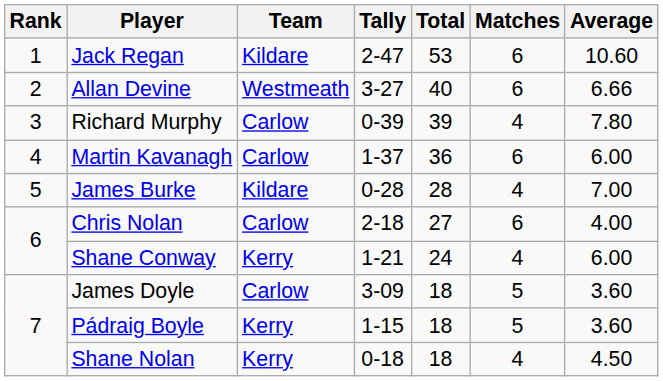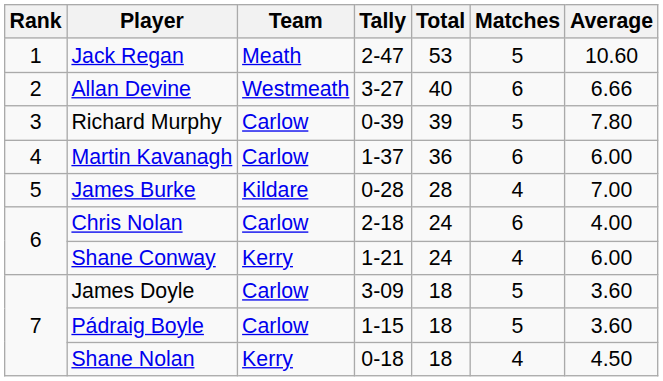(275, 55) Kildare -> (272, 55) Meath
(518, 55) 6 -> (518, 55) 5
(518, 122) 4 -> (518, 122) 5
(440, 223) 27 -> (440, 223) 24
(268, 325) Kerry -> (275, 325) Carlow
